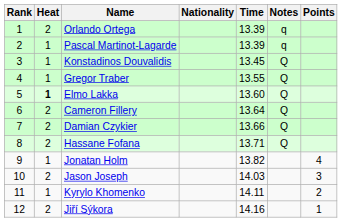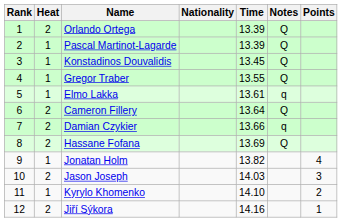(284, 29) q -> (284, 29) Q
(284, 45) q -> (284, 45) Q
(48, 95) bold -> (48, 95) normal
(252, 95) 13.60 -> (252, 95) 13.61
(284, 95) Q -> (284, 95) q
(284, 127) Q -> (284, 127) q
(252, 144) 13.71 -> (252, 144) 13.69
(252, 193) 14.11 -> (252, 193) 14.10
